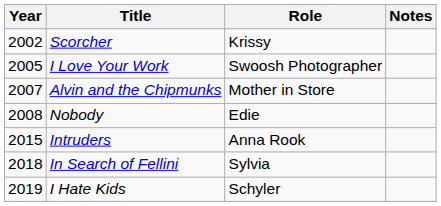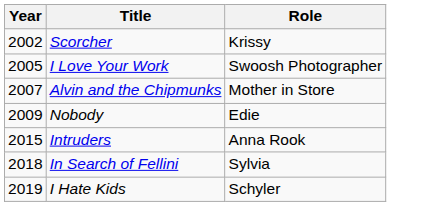- column: (411, 16)
(25, 115) 2008 -> (25, 115) 2009
